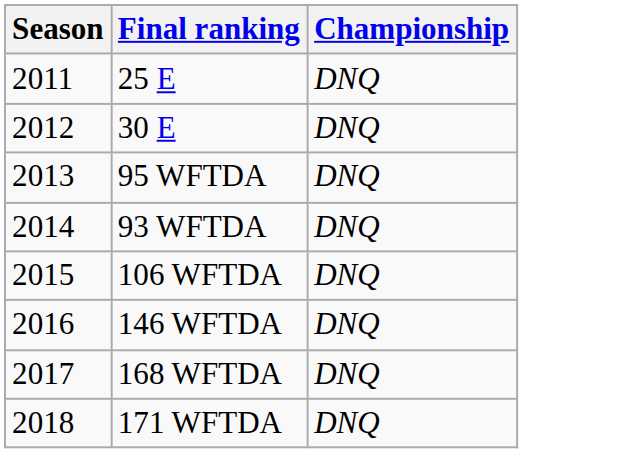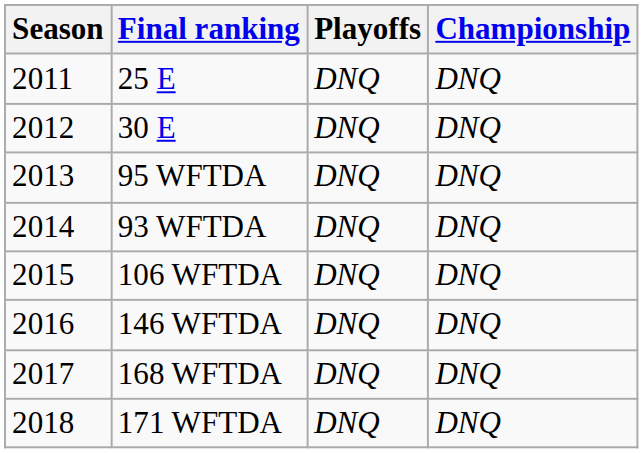+ column: (368, 29)
